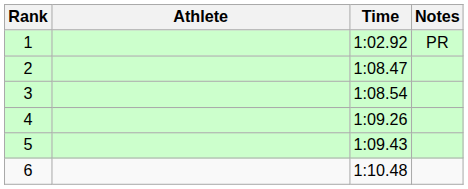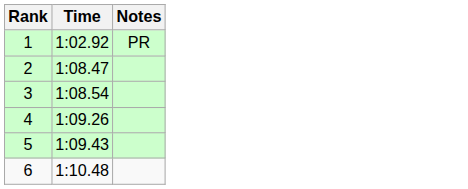- column: (201, 17)
